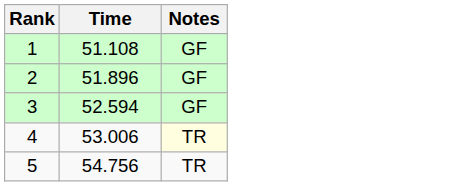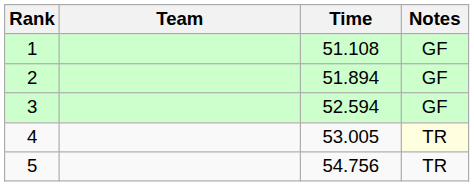+ column: (180, 19)
(110, 78) 51.896 -> (351, 78) 51.894
(110, 136) 53.006 -> (351, 136) 53.005
